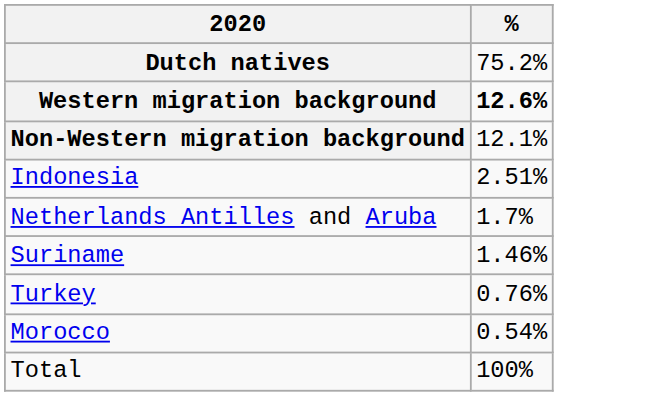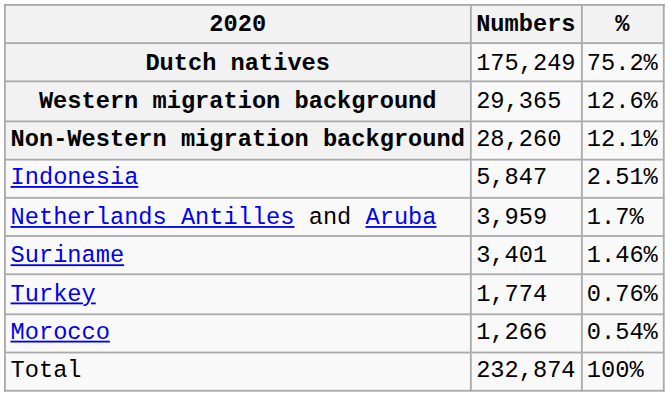+ column: (526, 24)
(512, 101) bold -> (622, 101) normal
